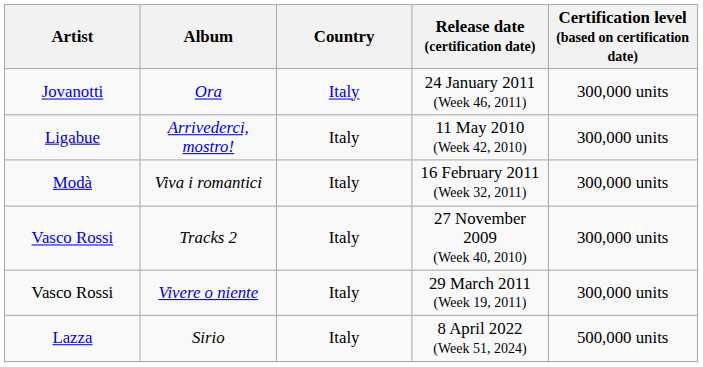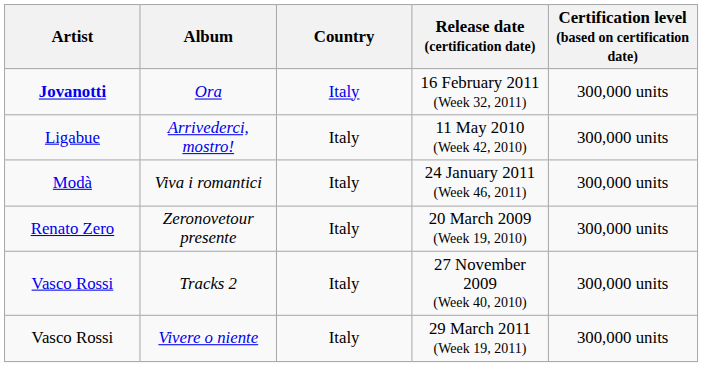(72, 91) normal -> (72, 91) bold
(480, 91) 24 January 2011 (Week 46, 2011) -> (480, 91) 16 February 2011 (Week 32, 2011)
(480, 182) 16 February 2011 (Week 32, 2011) -> (480, 182) 24 January 2011 (Week 46, 2011)
+ row: (208, 228)
- row: (208, 338)
